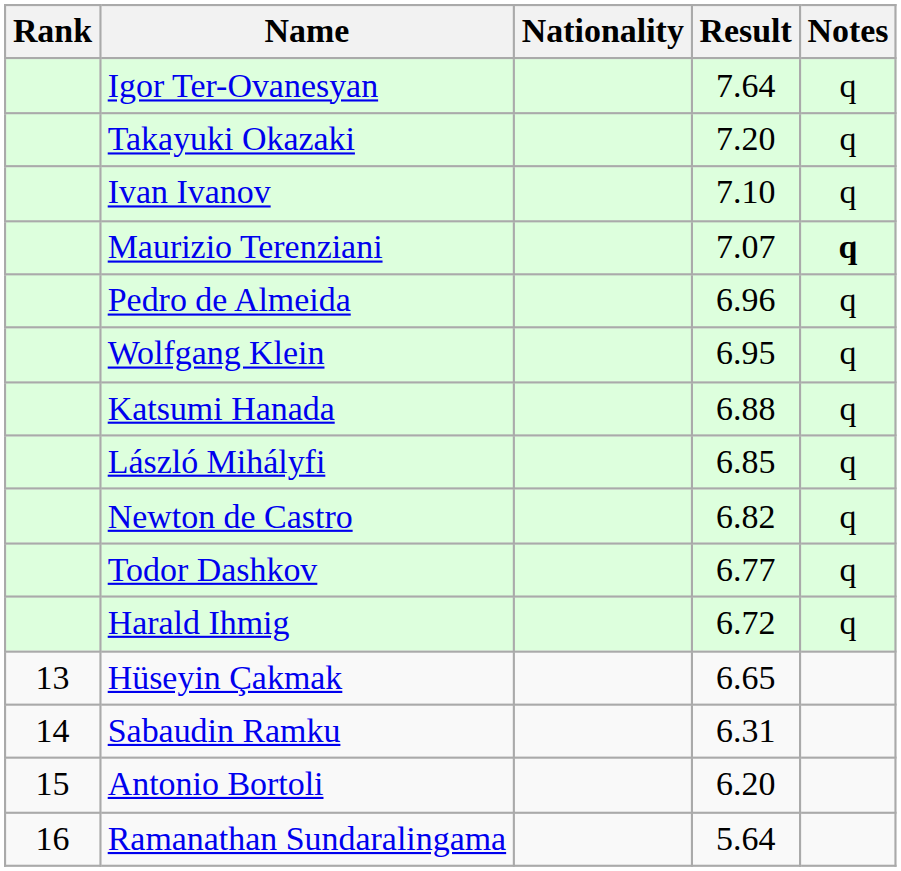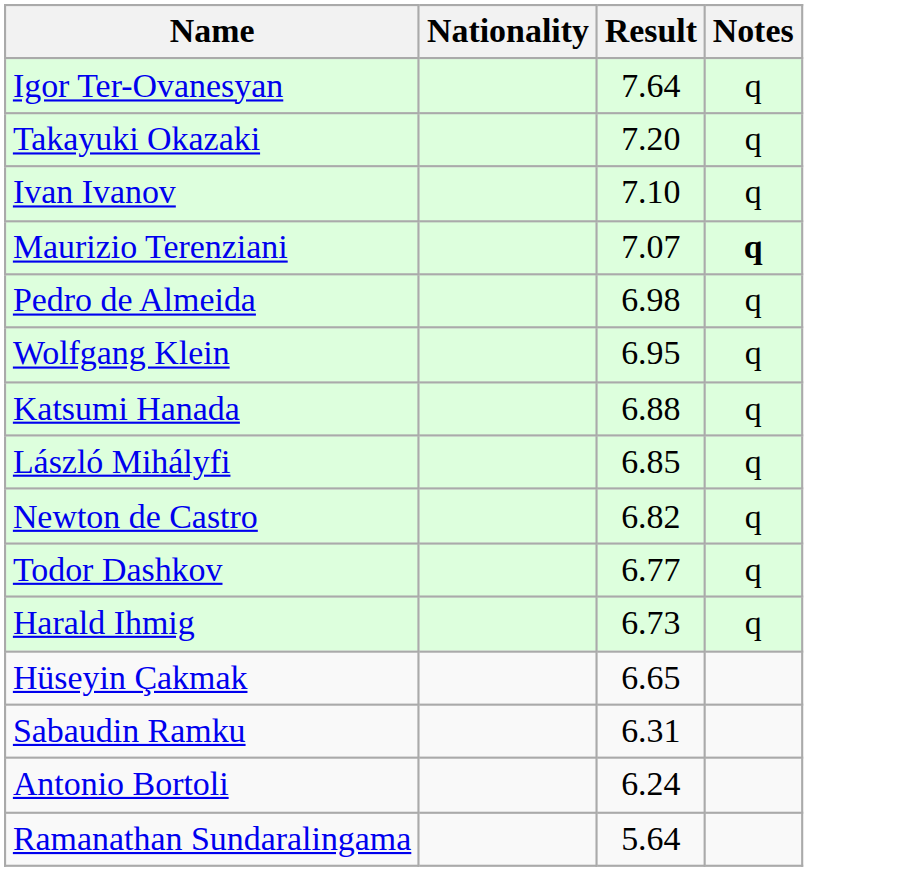- column: (52, 31)
(746, 300) 6.96 -> (651, 300) 6.98
(746, 623) 6.72 -> (651, 623) 6.73
(746, 784) 6.20 -> (651, 784) 6.24
